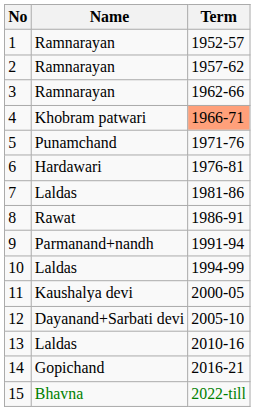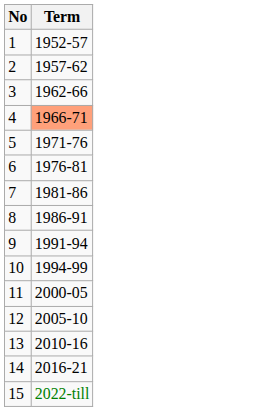- column: (109, 17)
